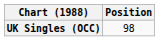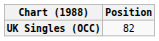(129, 28) 98 -> (129, 28) 82
